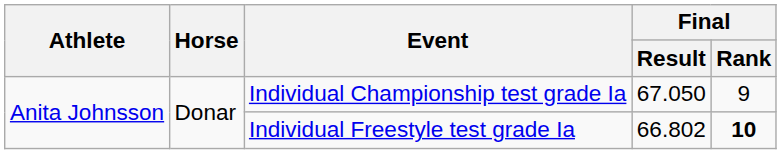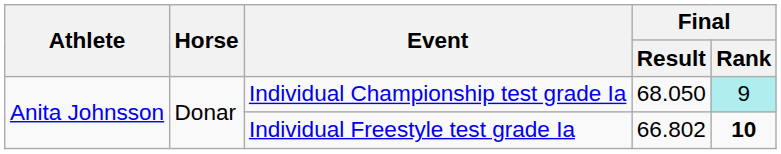(671, 93) 67.050 -> (671, 93) 68.050
(744, 93) no background -> (744, 93) paleturquoise background
